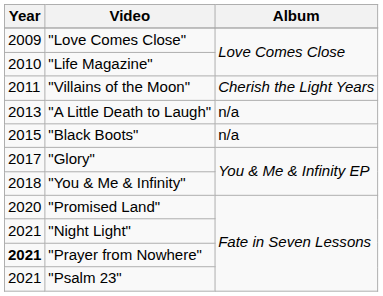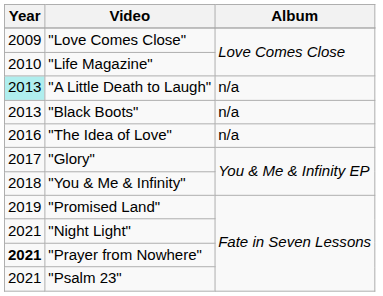- row: (119, 87)
(25, 111) no background -> (25, 87) paleturquoise background
(25, 135) 2015 -> (25, 111) 2013
+ row: (110, 135)
(25, 207) 2020 -> (25, 207) 2019
